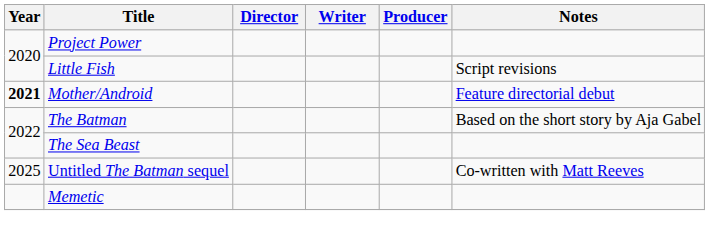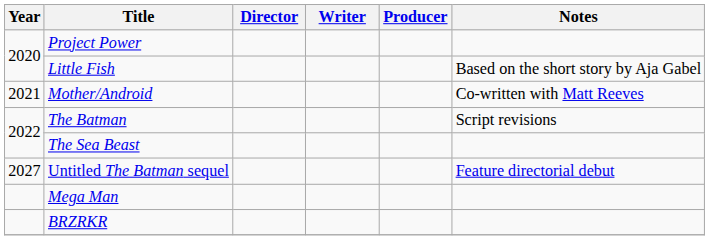(506, 68) Script revisions -> (578, 68) Based on the short story by Aja Gabel
(24, 94) bold -> (24, 94) normal
(535, 94) Feature directorial debut -> (550, 94) Co-written with Matt Reeves
(578, 119) Based on the short story by Aja Gabel -> (506, 119) Script revisions
(24, 171) 2025 -> (24, 171) 2027
(550, 171) Co-written with Matt Reeves -> (535, 171) Feature directorial debut
+ row: (83, 196)
+ row: (78, 222)
- row: (76, 196)
